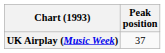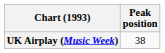(140, 40) 37 -> (140, 40) 38
